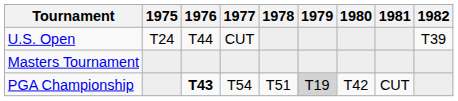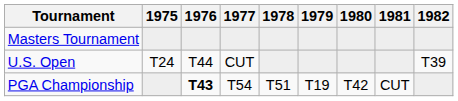rows swapped: (73, 62) <-> (42, 39)
(317, 85) lightgrey background -> (317, 85) no background
